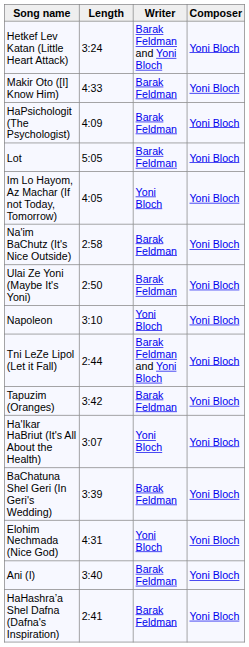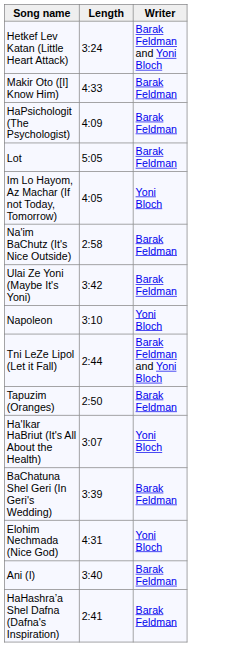- column: (216, 13)
(92, 285) 2:50 -> (92, 285) 3:42
(92, 401) 3:42 -> (92, 401) 2:50
